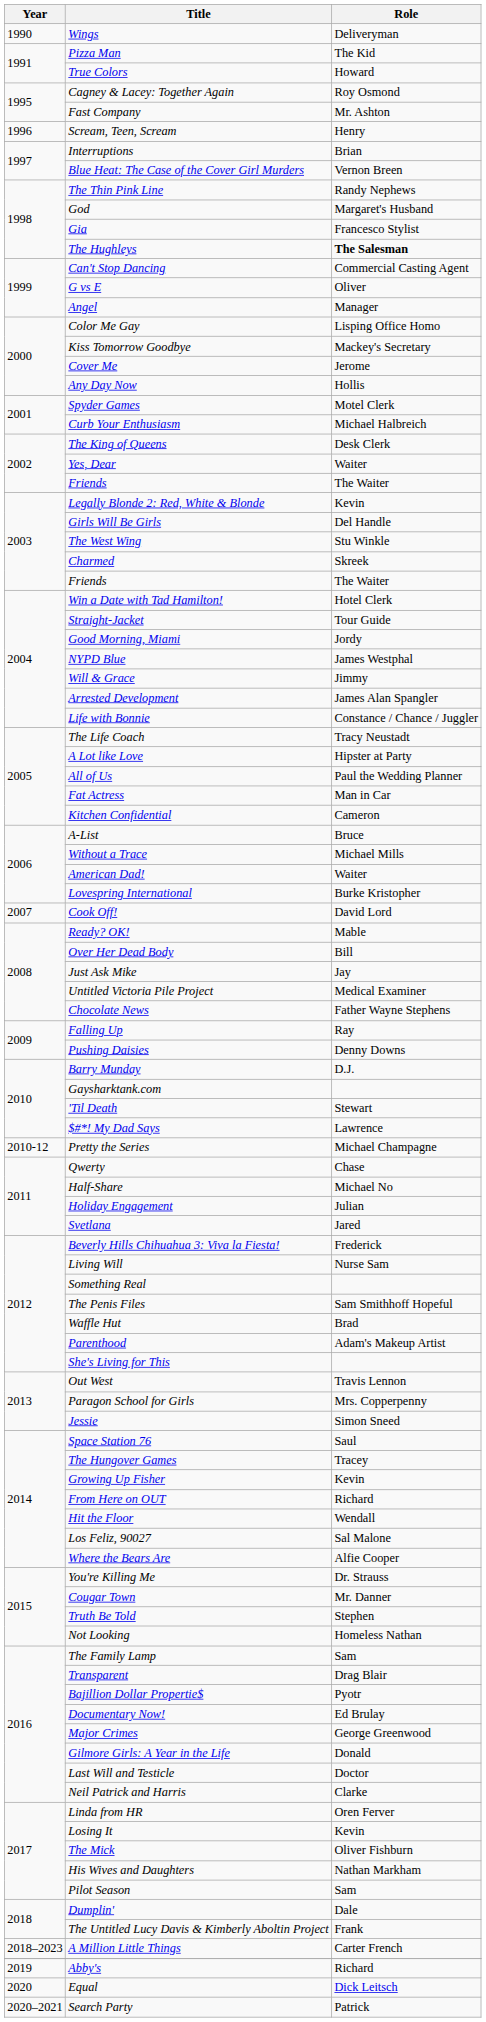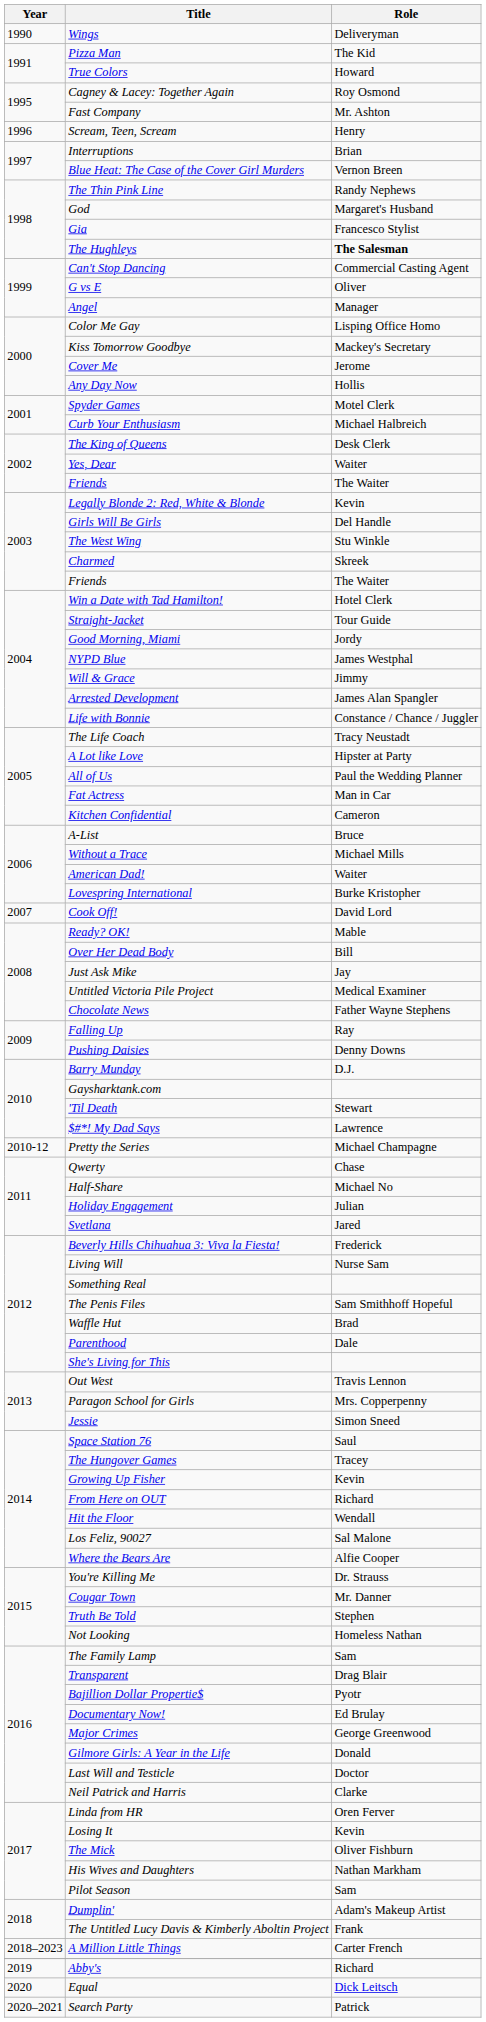(390, 1342) Adam's Makeup Artist -> (346, 1342) Dale
(346, 1909) Dale -> (390, 1909) Adam's Makeup Artist
